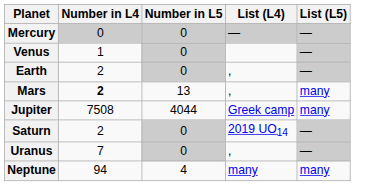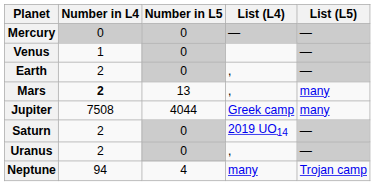(100, 151) 7 -> (100, 151) 2
(315, 170) many -> (333, 170) Trojan camp
